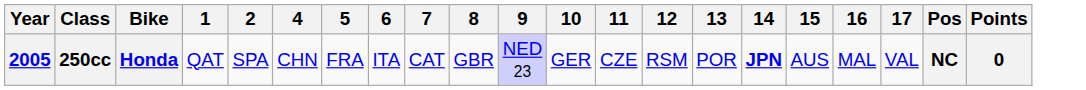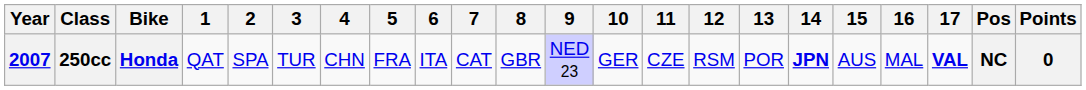+ column: (296, 19)
(30, 59) 2005 -> (30, 59) 2007
(902, 59) normal -> (950, 59) bold
